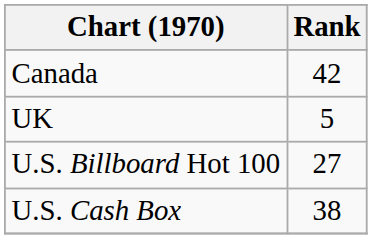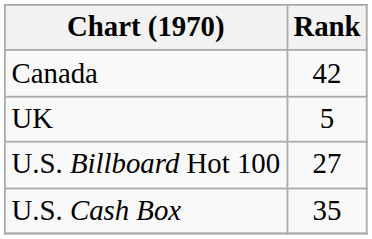(327, 210) 38 -> (327, 210) 35
